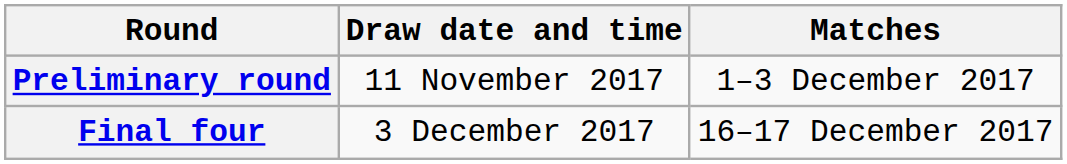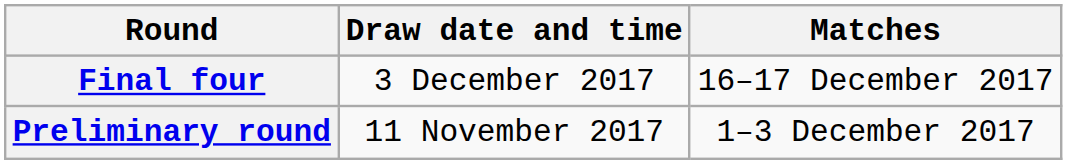rows swapped: (172, 81) <-> (172, 132)
